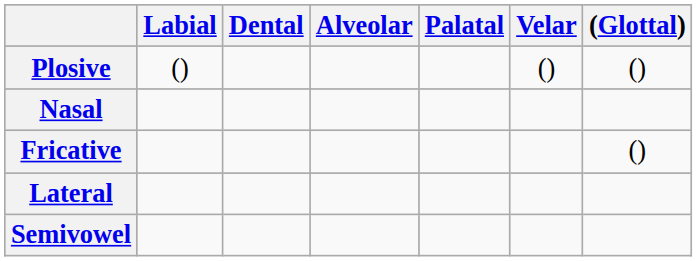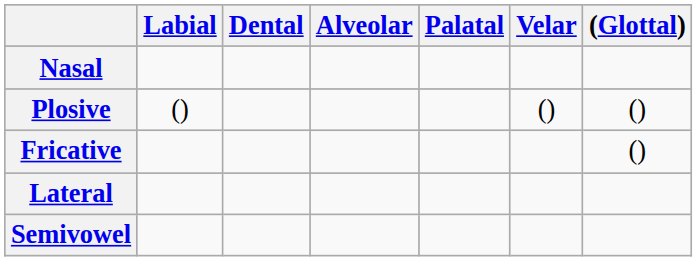rows swapped: (71, 109) <-> (71, 67)
